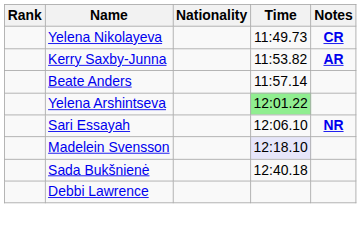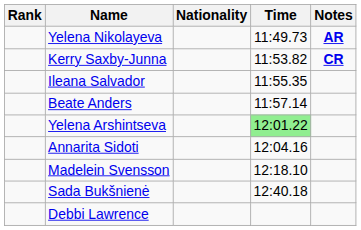(334, 37) CR -> (334, 37) AR
(334, 59) AR -> (334, 59) CR
+ row: (96, 81)
+ row: (93, 147)
- row: (89, 125)
(281, 147) lavender background -> (281, 170) no background
